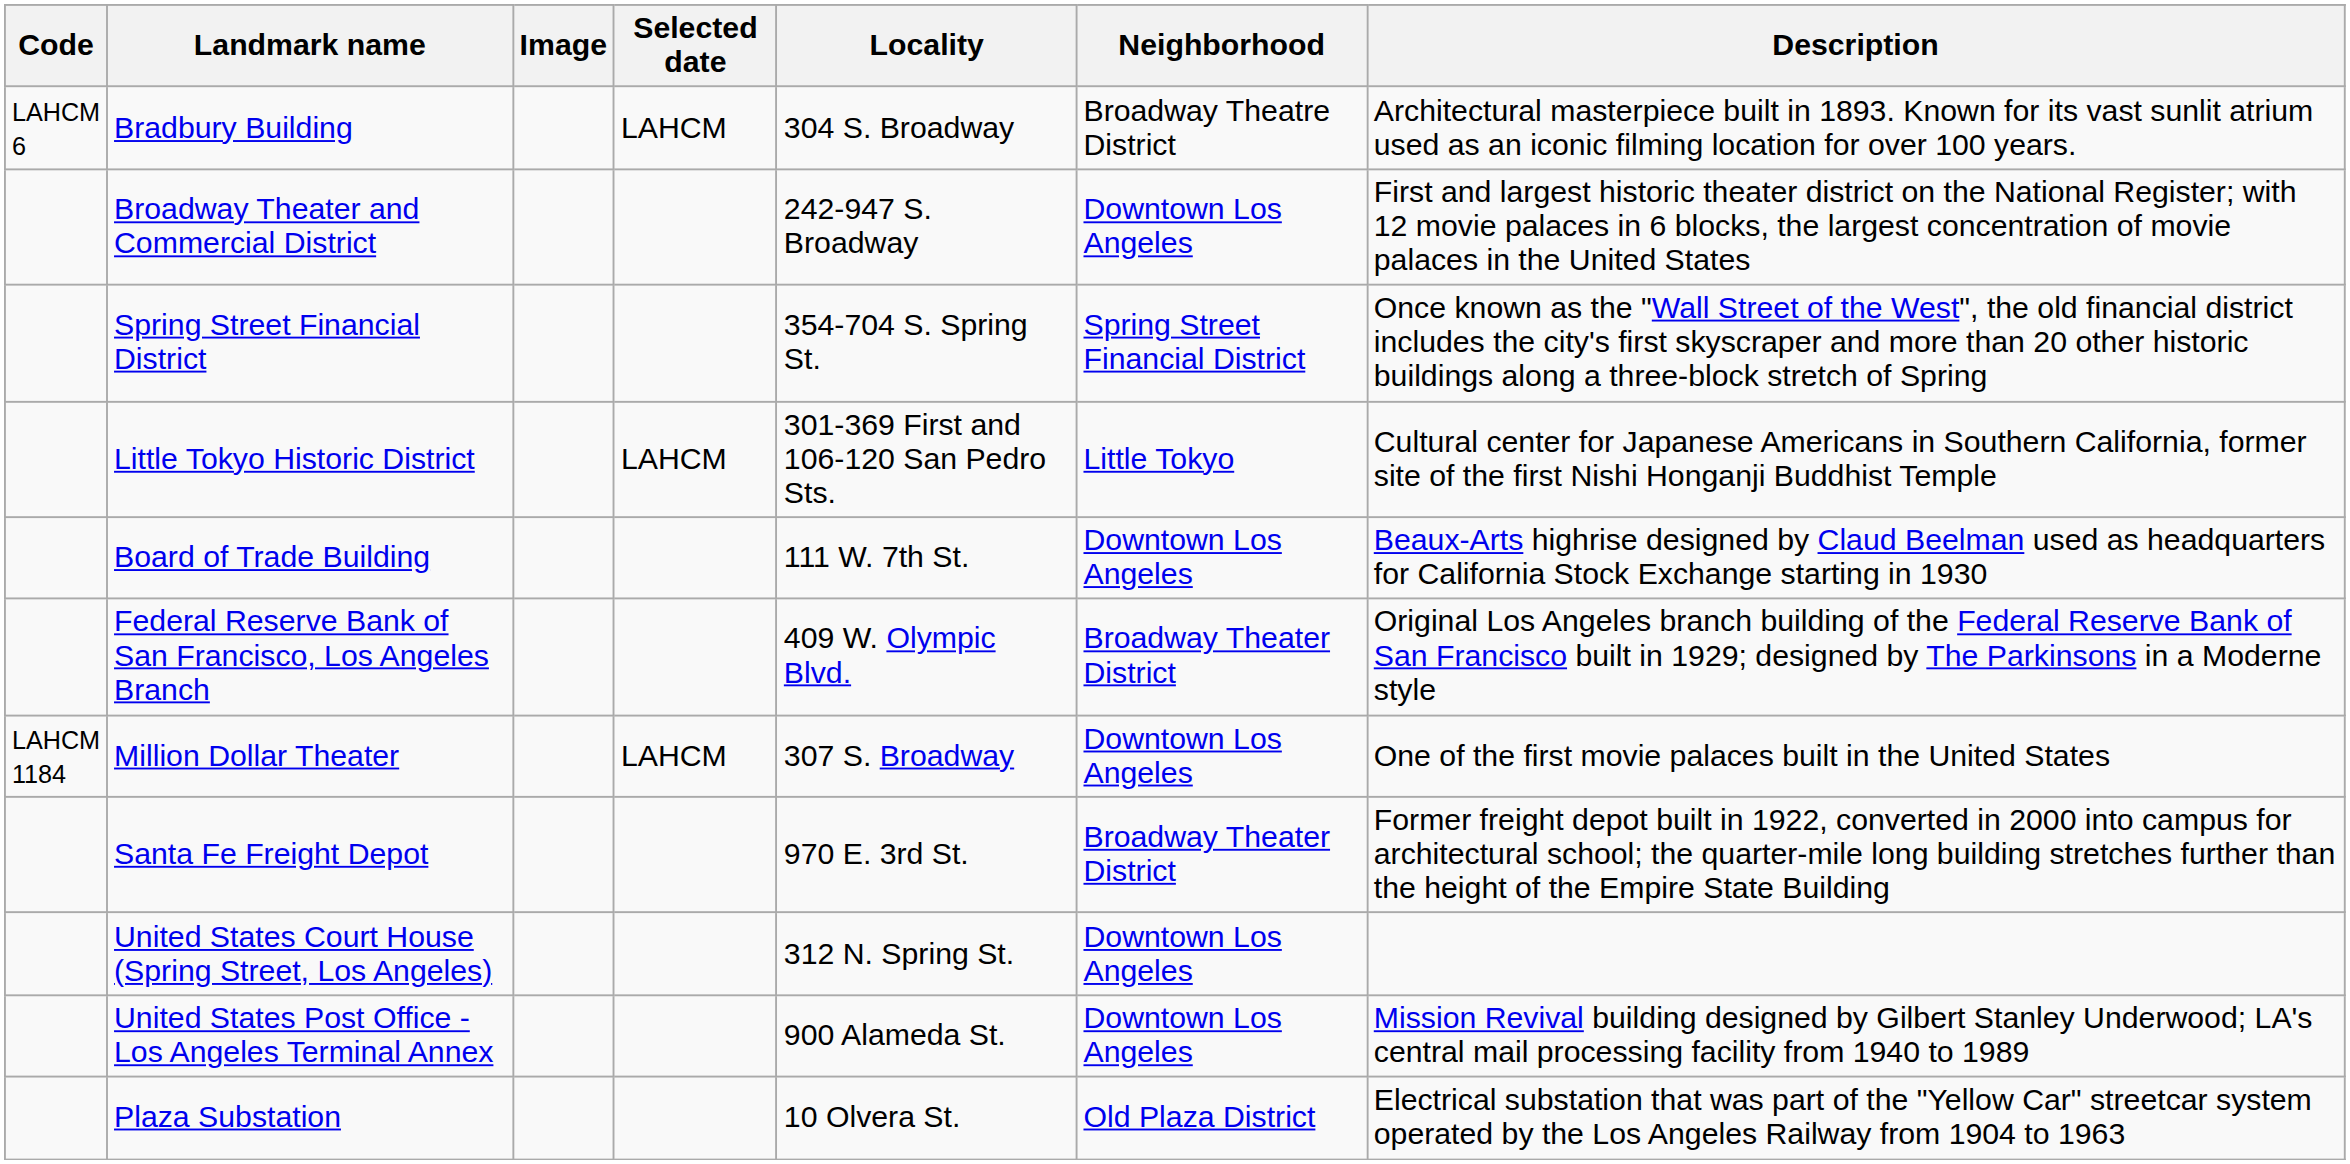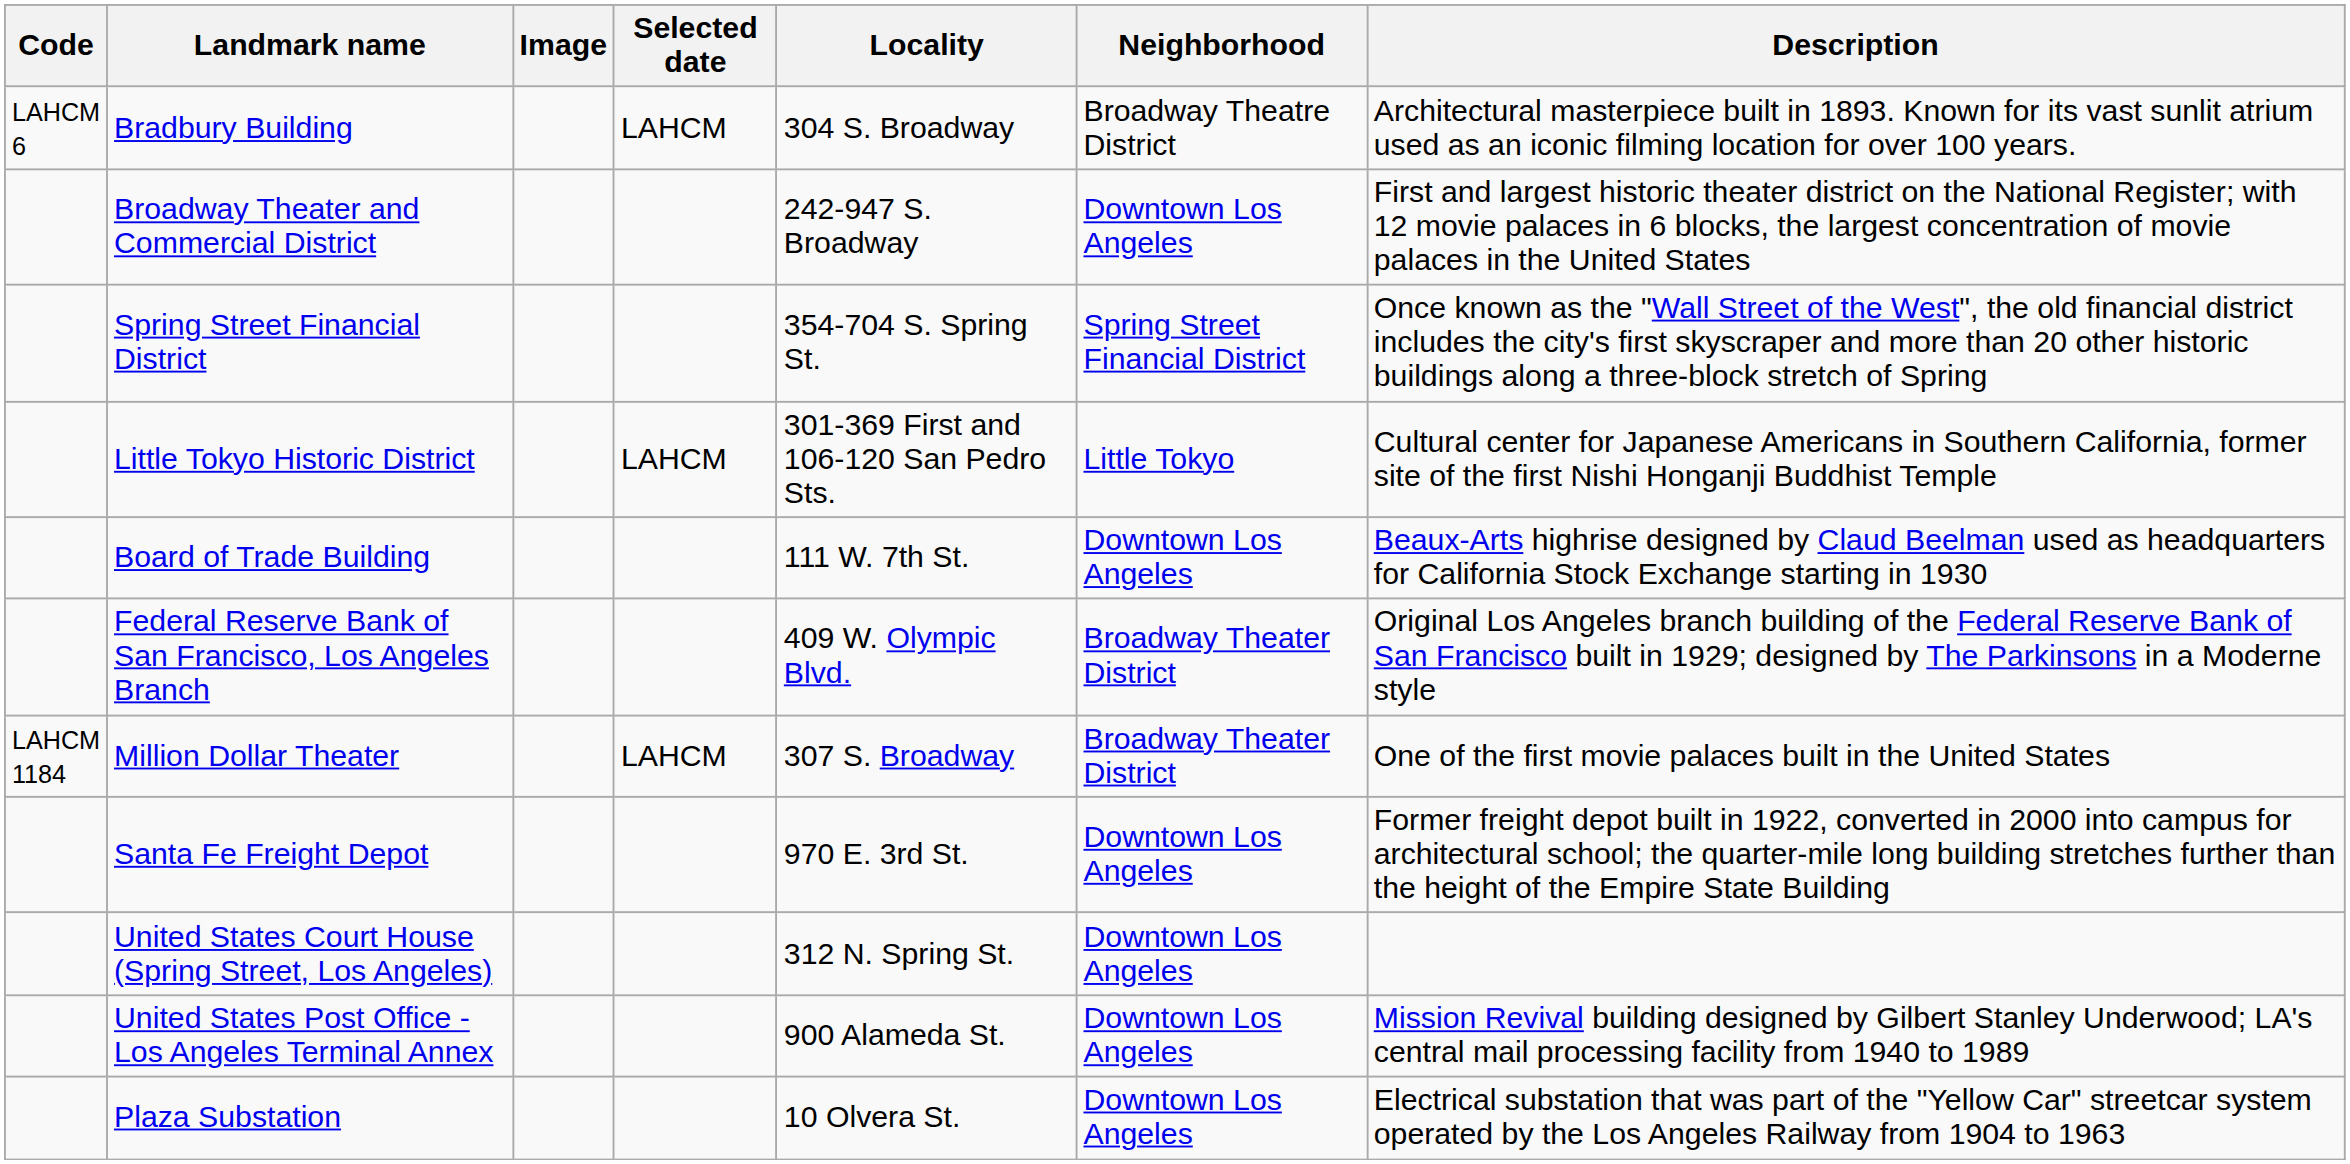(1183, 755) Downtown Los Angeles -> (1207, 755) Broadway Theater District
(1207, 854) Broadway Theater District -> (1183, 854) Downtown Los Angeles
(1199, 1117) Old Plaza District -> (1183, 1117) Downtown Los Angeles
